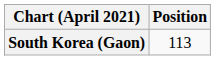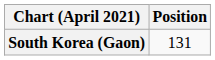(180, 42) 113 -> (180, 42) 131
